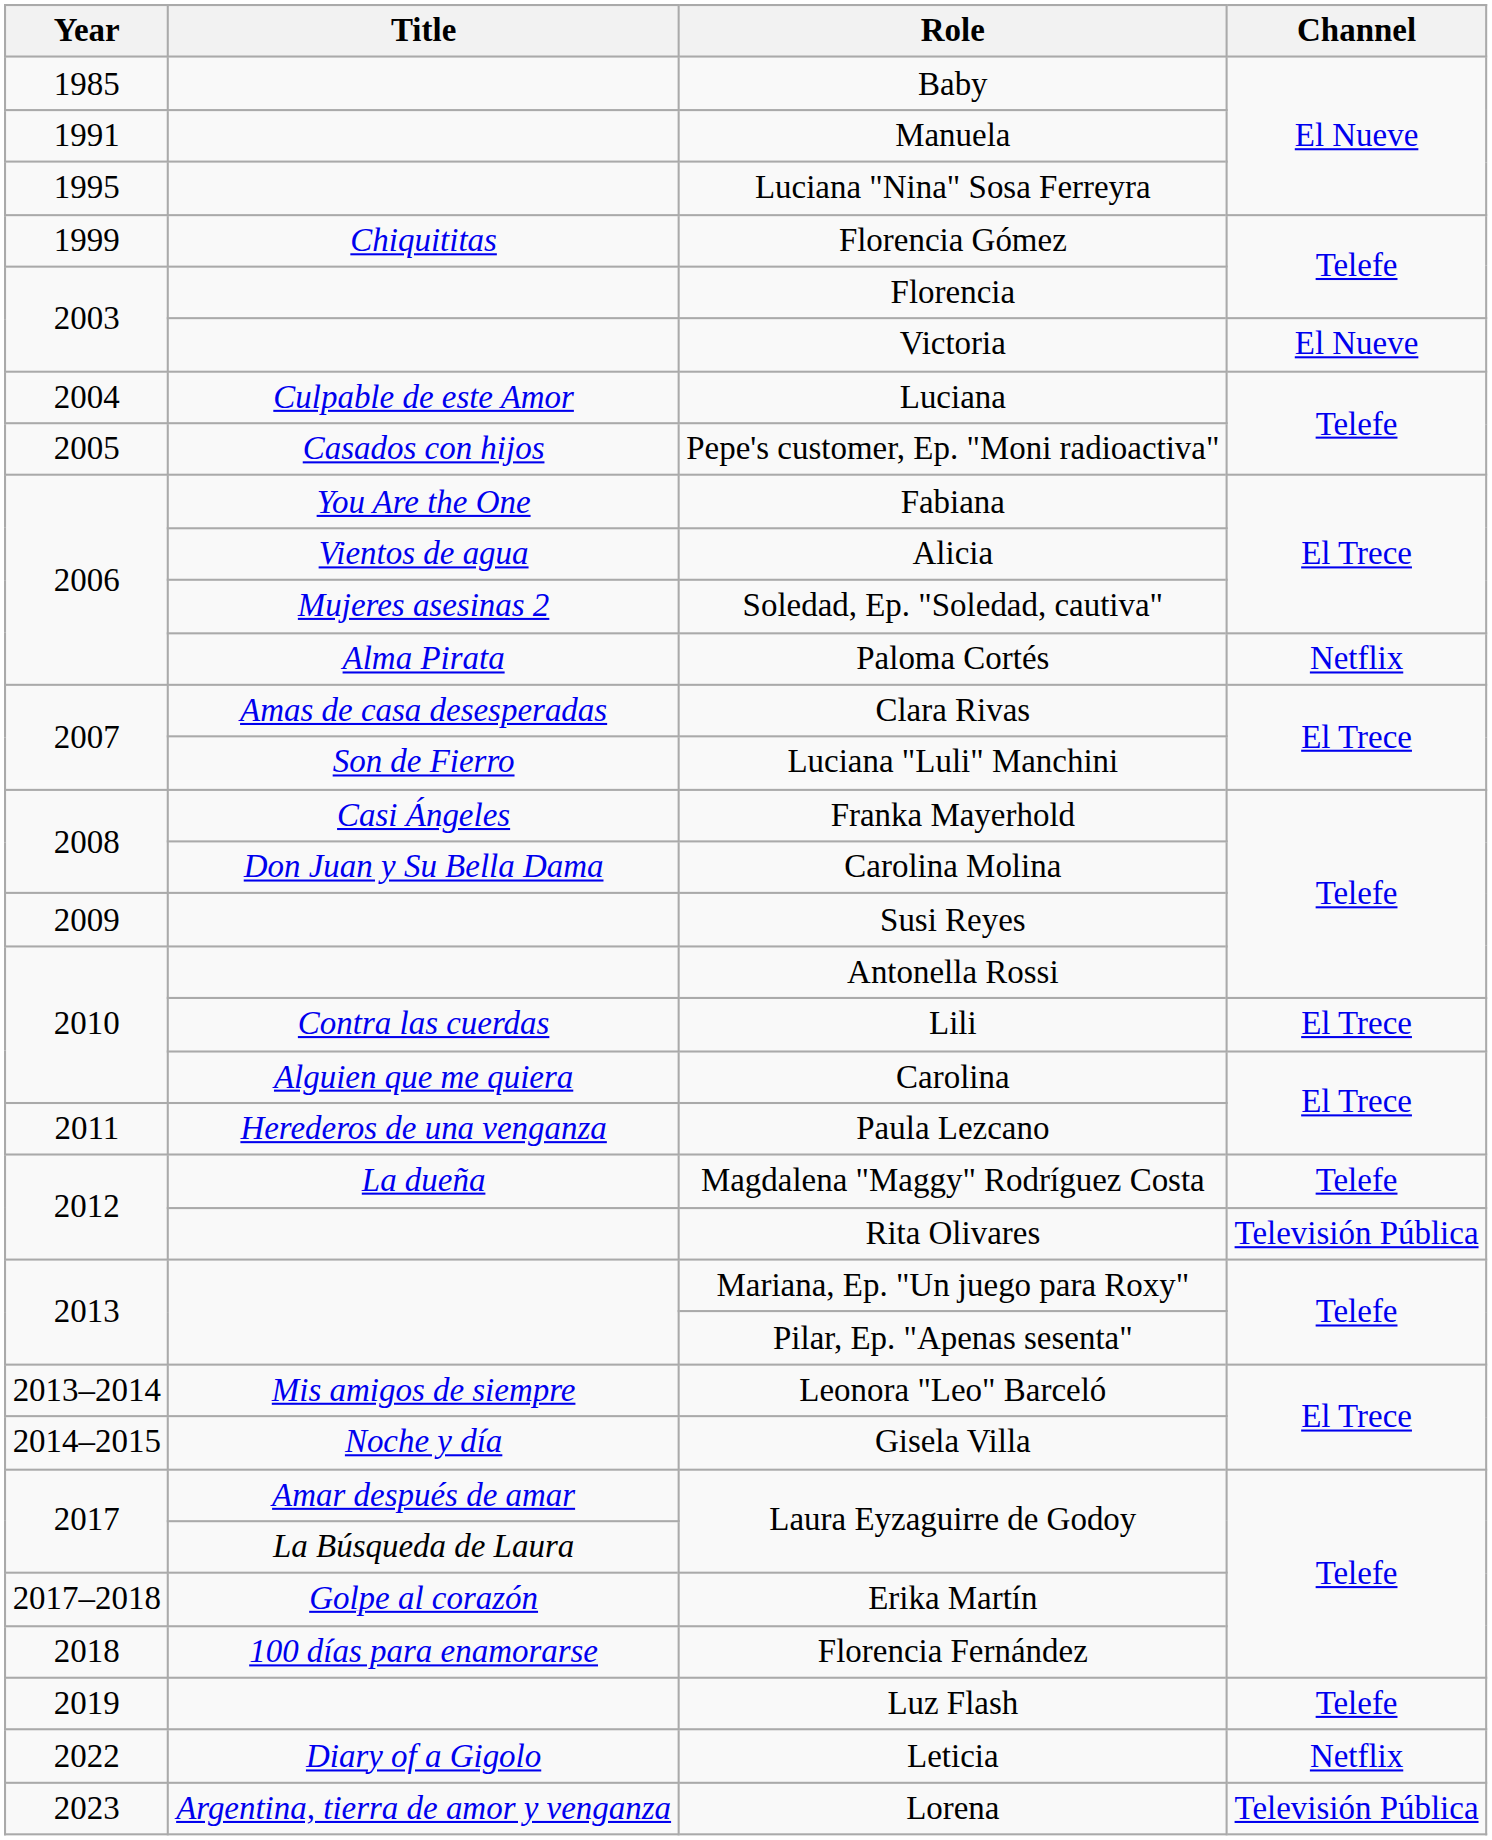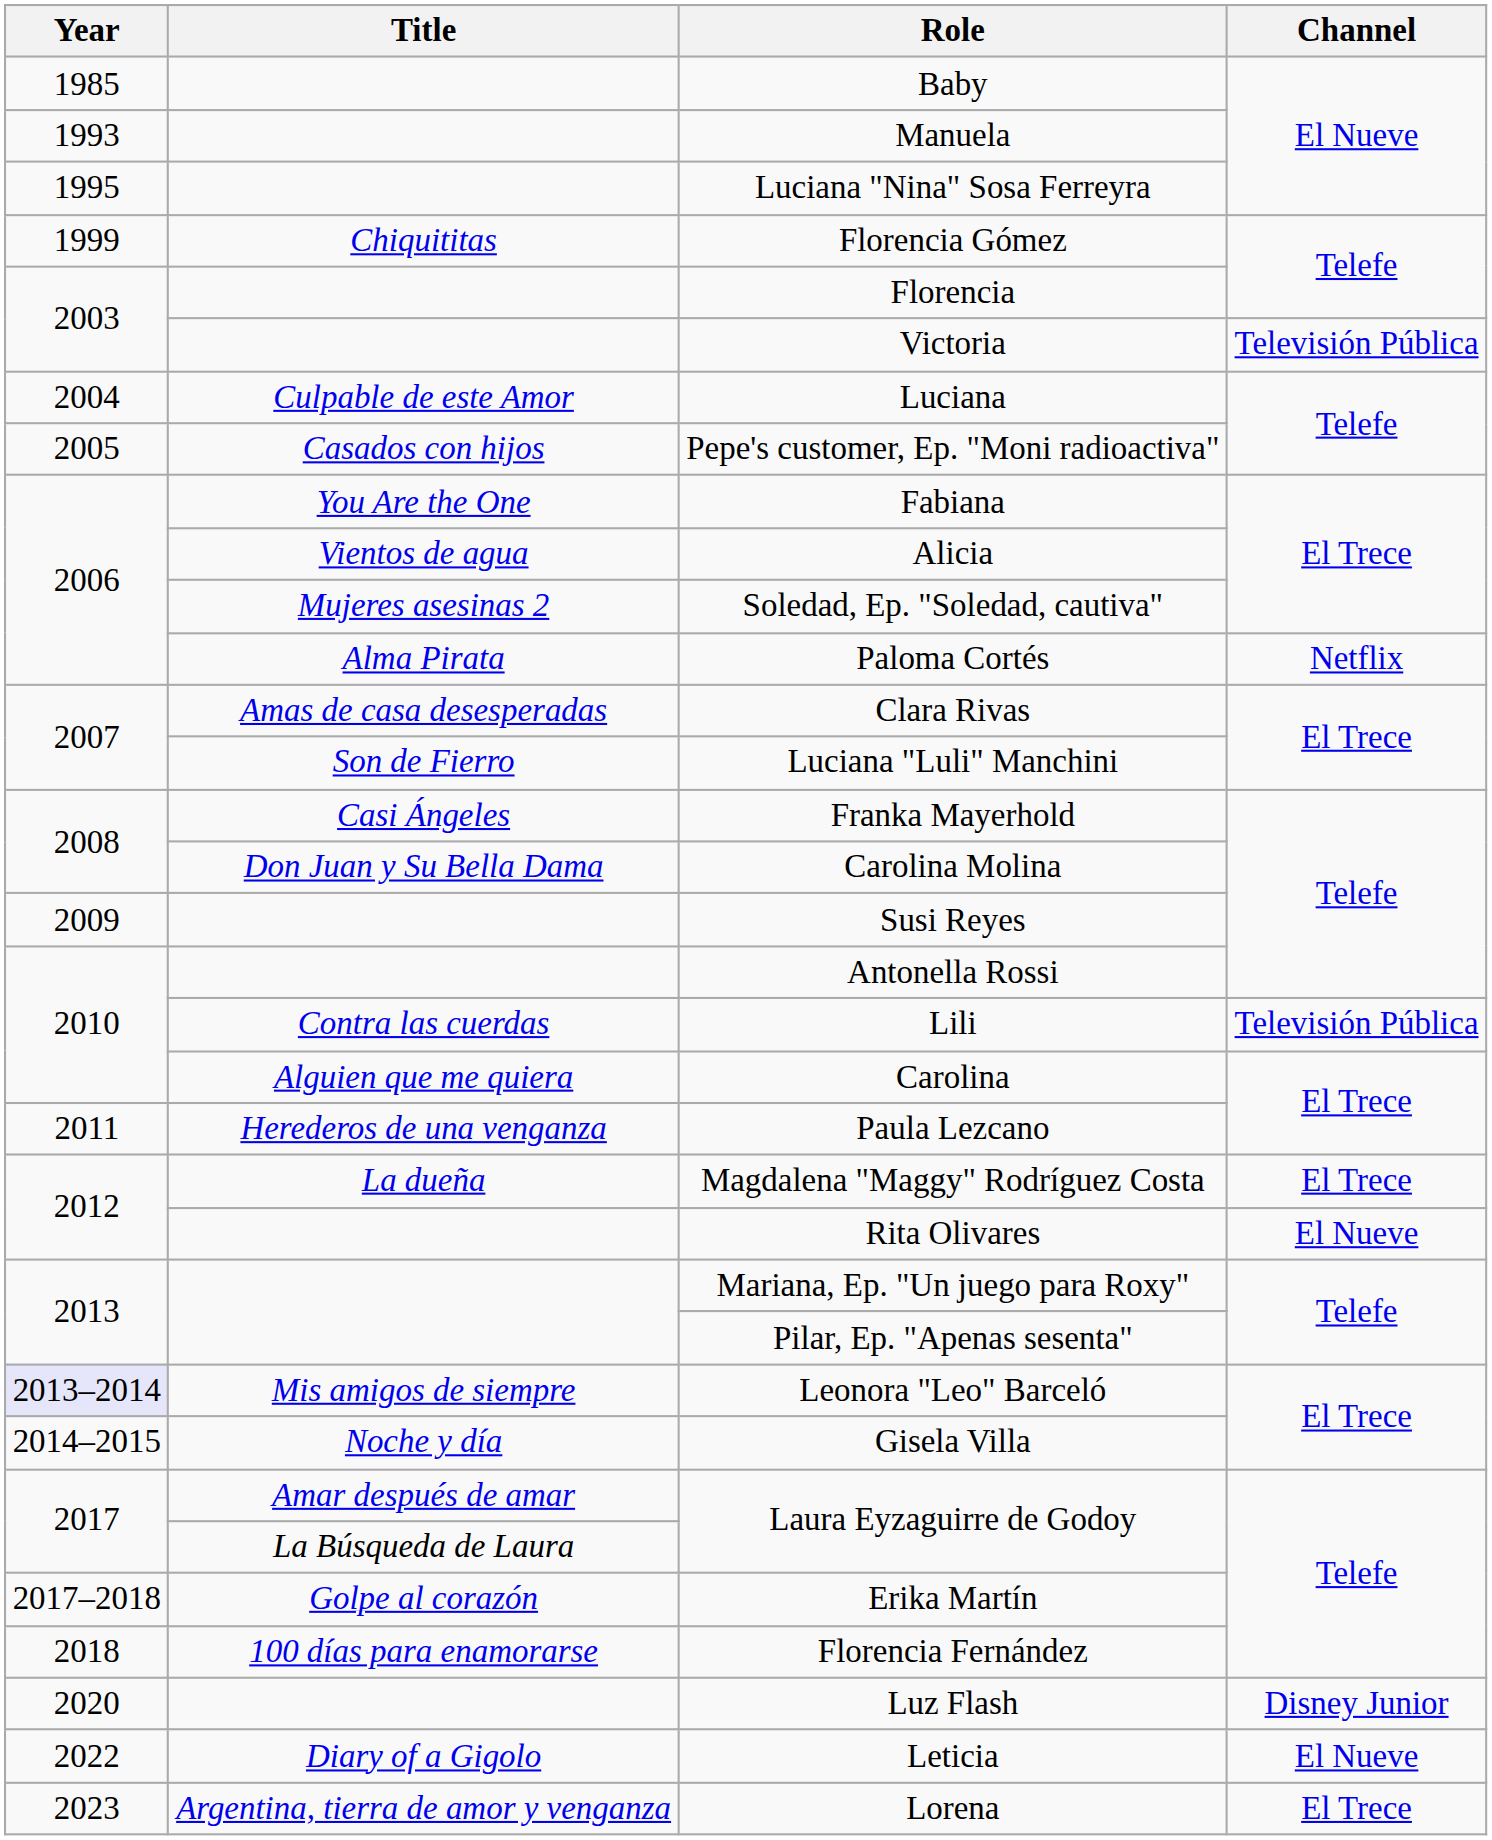(87, 135) 1991 -> (87, 135) 1993
(1357, 344) El Nueve -> (1357, 344) Televisión Pública
(1357, 1023) El Trece -> (1357, 1023) Televisión Pública
(1357, 1180) Telefe -> (1357, 1180) El Trece
(1357, 1232) Televisión Pública -> (1357, 1232) El Nueve
(87, 1389) no background -> (87, 1389) lavender background
(87, 1703) 2019 -> (87, 1703) 2020
(1357, 1703) Telefe -> (1357, 1703) Disney Junior
(1357, 1755) Netflix -> (1357, 1755) El Nueve
(1357, 1807) Televisión Pública -> (1357, 1807) El Trece
